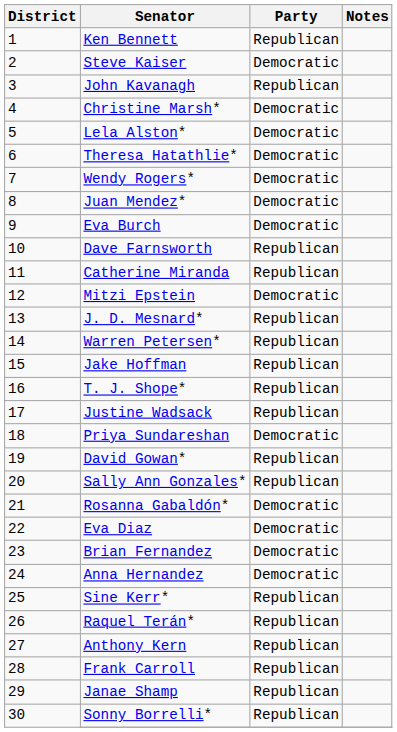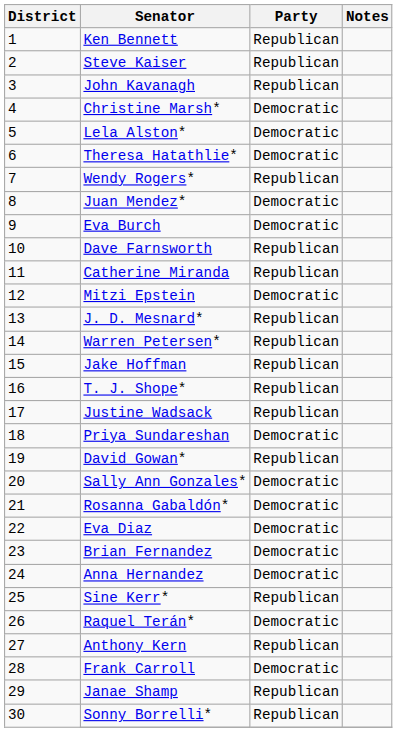(296, 63) Democratic -> (296, 63) Republican
(296, 179) Democratic -> (296, 179) Republican
(296, 482) Republican -> (296, 482) Democratic
(296, 622) Republican -> (296, 622) Democratic
(296, 669) Republican -> (296, 669) Democratic
